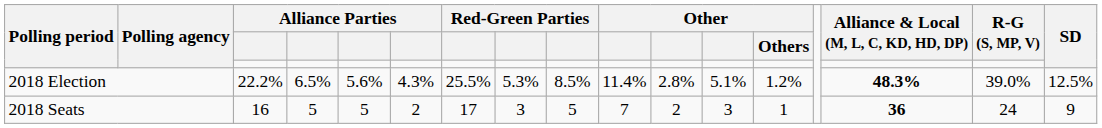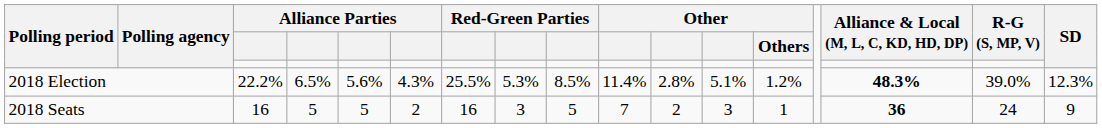(1071, 81) 12.5% -> (1071, 81) 12.3%
(468, 109) 17 -> (468, 109) 16
